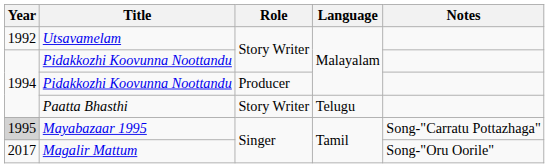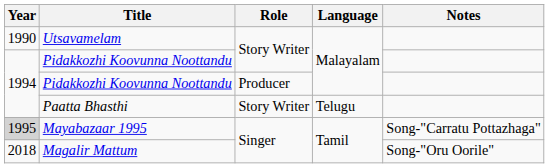(22, 38) 1992 -> (22, 38) 1990
(22, 151) 2017 -> (22, 151) 2018
